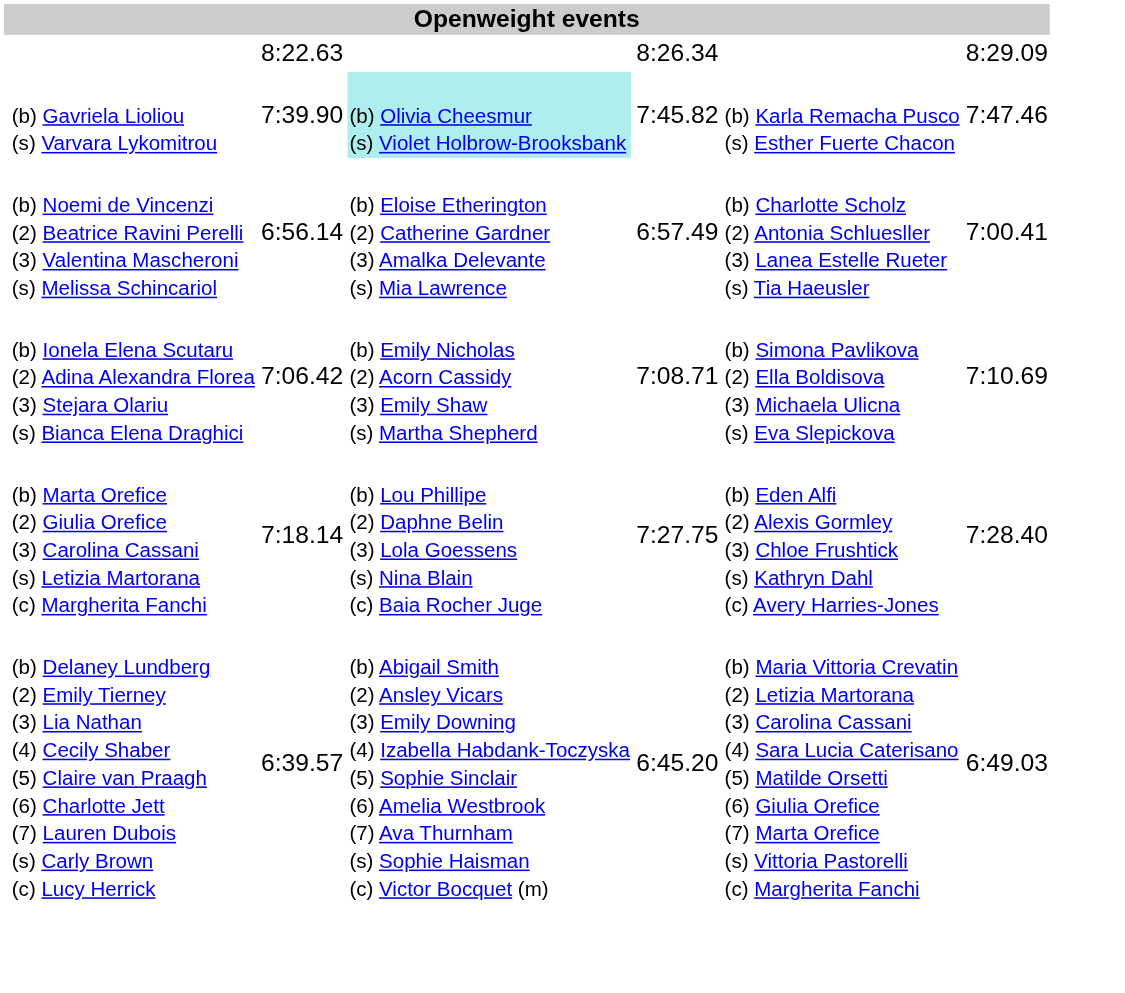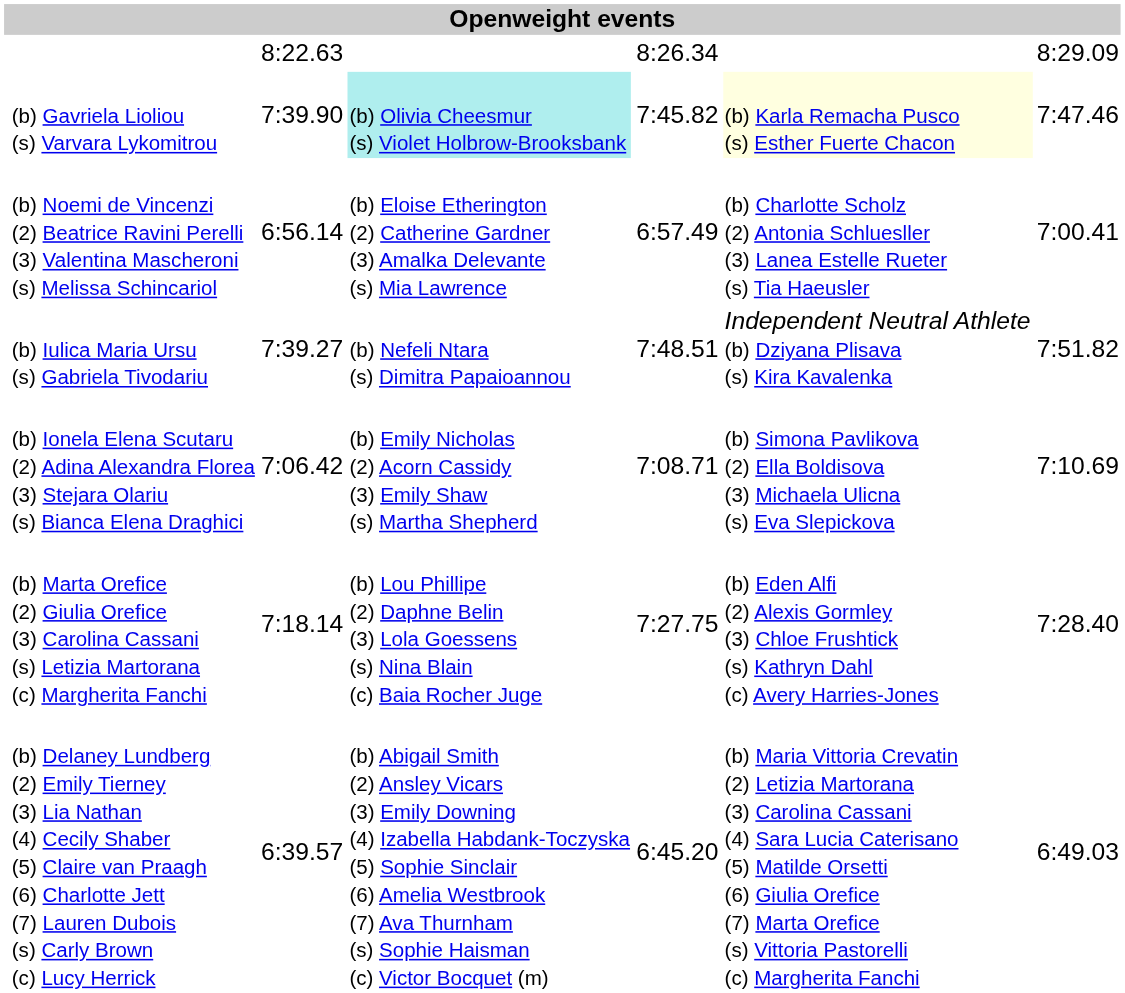(842, 130) no background -> (842, 130) lightyellow background
+ row: (110, 364)
